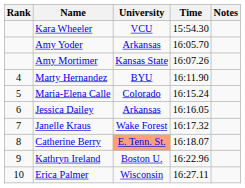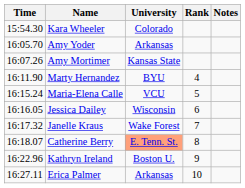columns swapped: (19, 12) <-> (191, 12)
(142, 28) VCU -> (154, 28) Colorado
(142, 93) Colorado -> (154, 93) VCU
(142, 110) Arkansas -> (154, 110) Wisconsin
(142, 175) Wisconsin -> (154, 175) Arkansas
